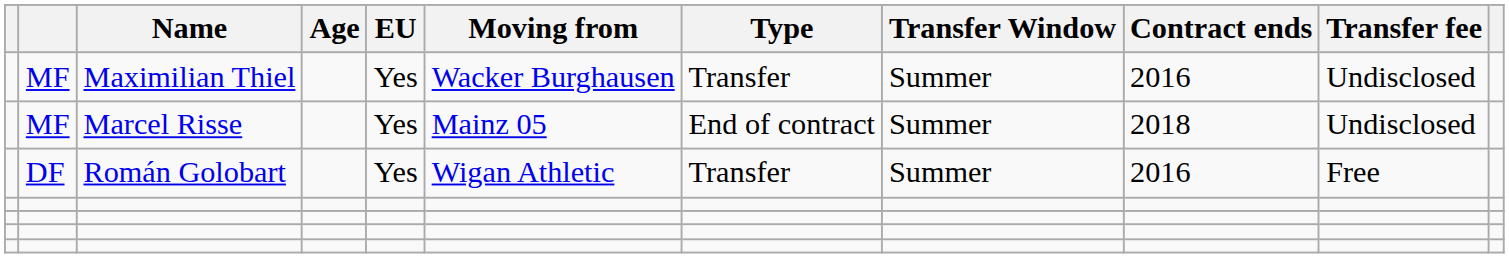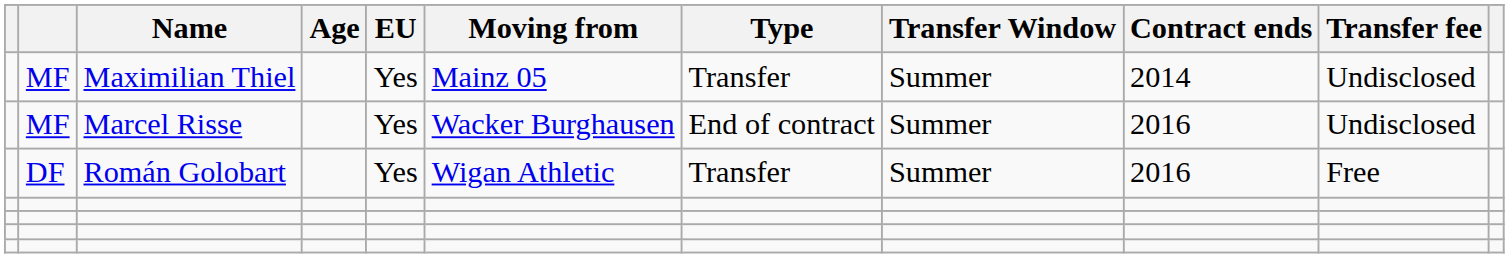(553, 76) Wacker Burghausen -> (489, 76) Mainz 05
(1160, 76) 2016 -> (1160, 76) 2014
(489, 124) Mainz 05 -> (553, 124) Wacker Burghausen
(1160, 124) 2018 -> (1160, 124) 2016
